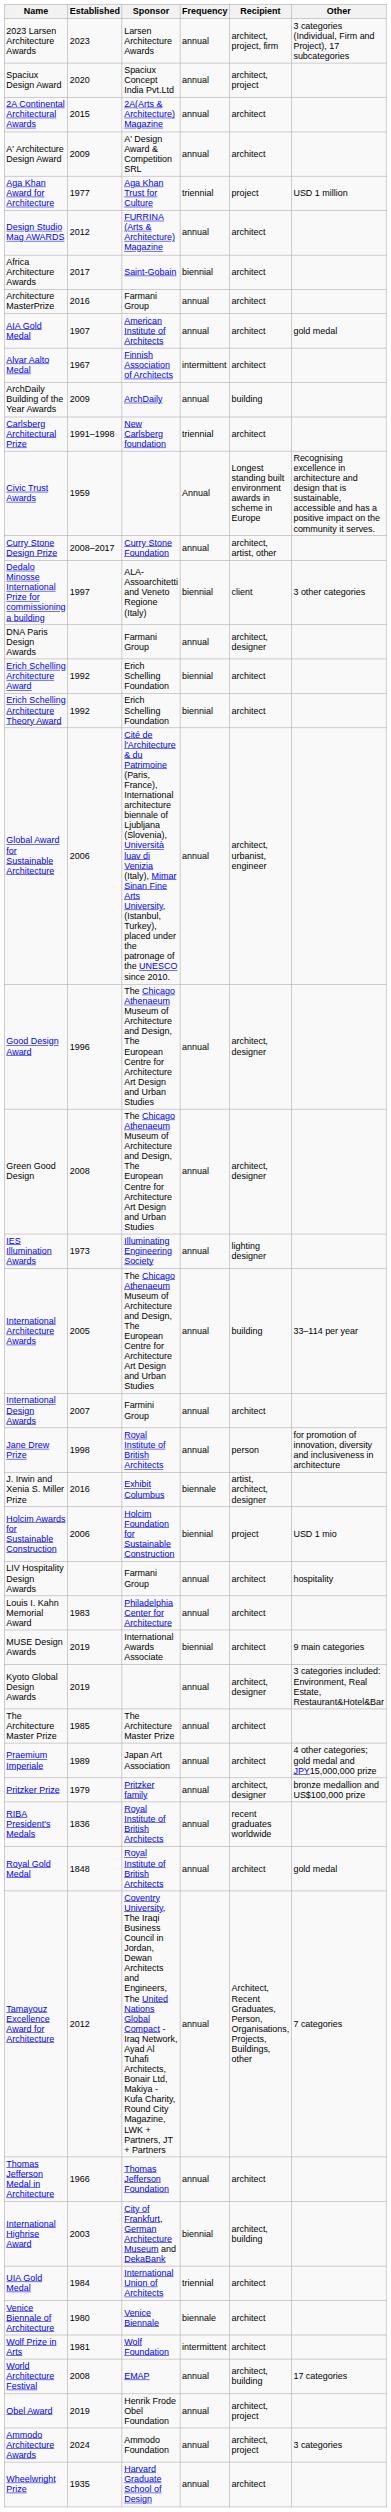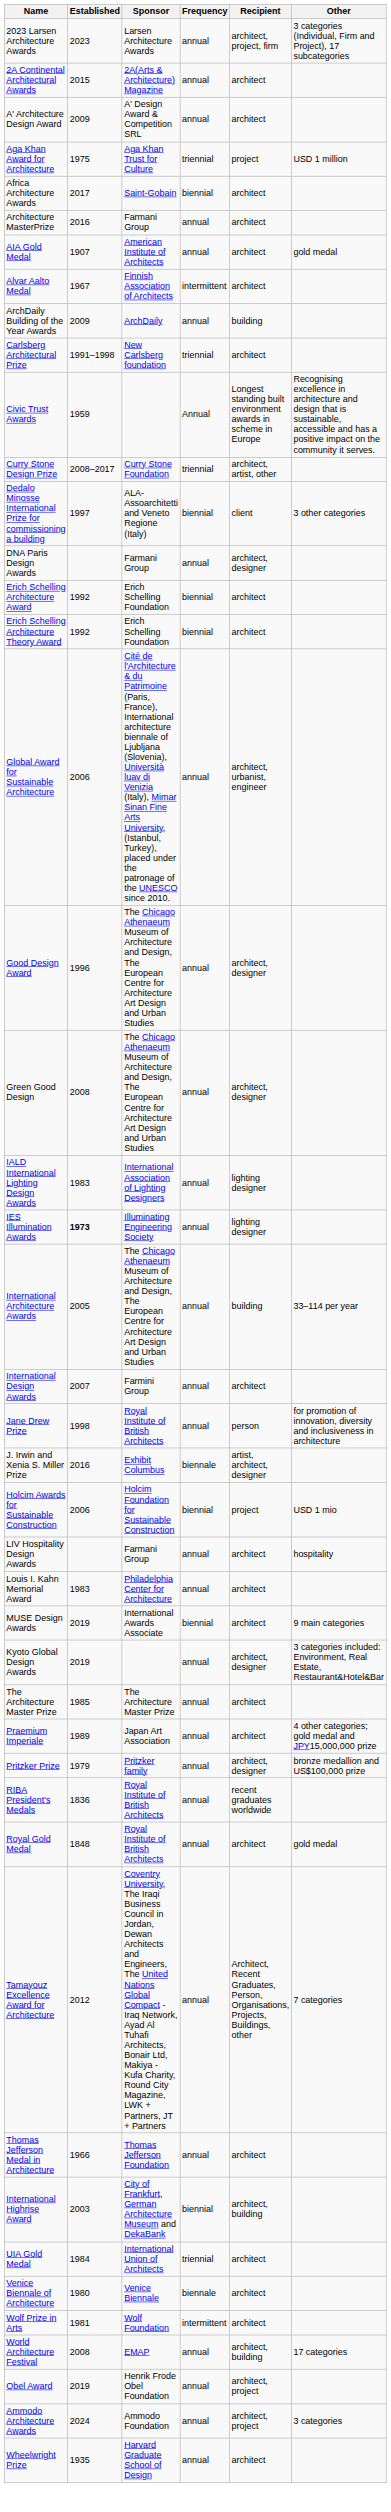- row: (34, 80)
(80, 193) 1977 -> (80, 159) 1975
- row: (35, 232)
(196, 548) annual -> (198, 469) triennial
+ row: (31, 1182)
(80, 1251) normal -> (80, 1227) bold
